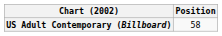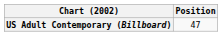(196, 25) 58 -> (196, 25) 47
